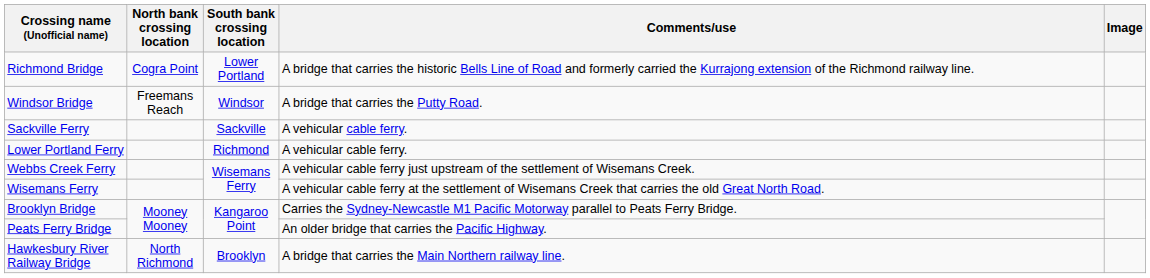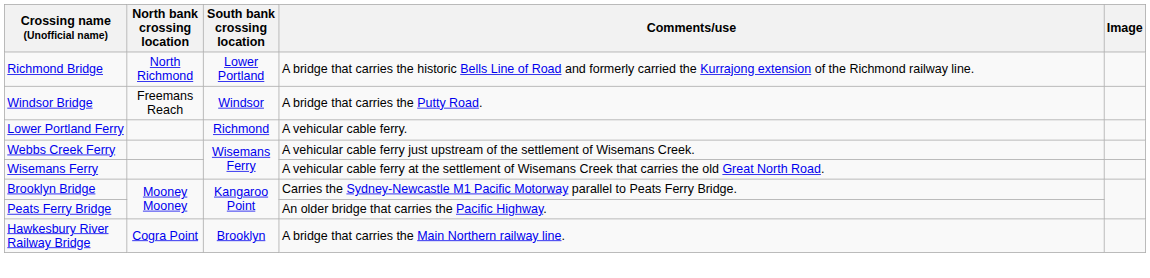(165, 69) Cogra Point -> (165, 69) North Richmond
- row: (48, 129)
(165, 255) North Richmond -> (165, 235) Cogra Point
